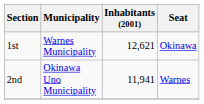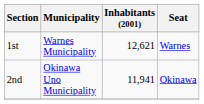(178, 46) Okinawa -> (175, 46) Warnes
(175, 79) Warnes -> (178, 79) Okinawa
